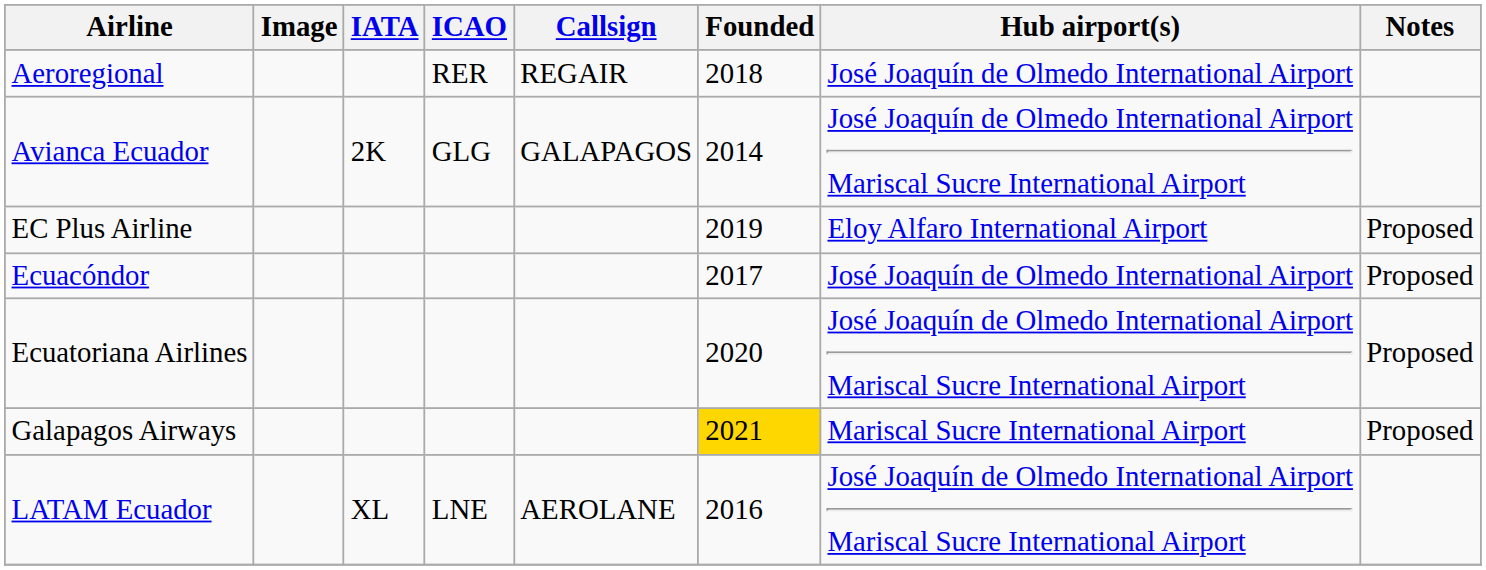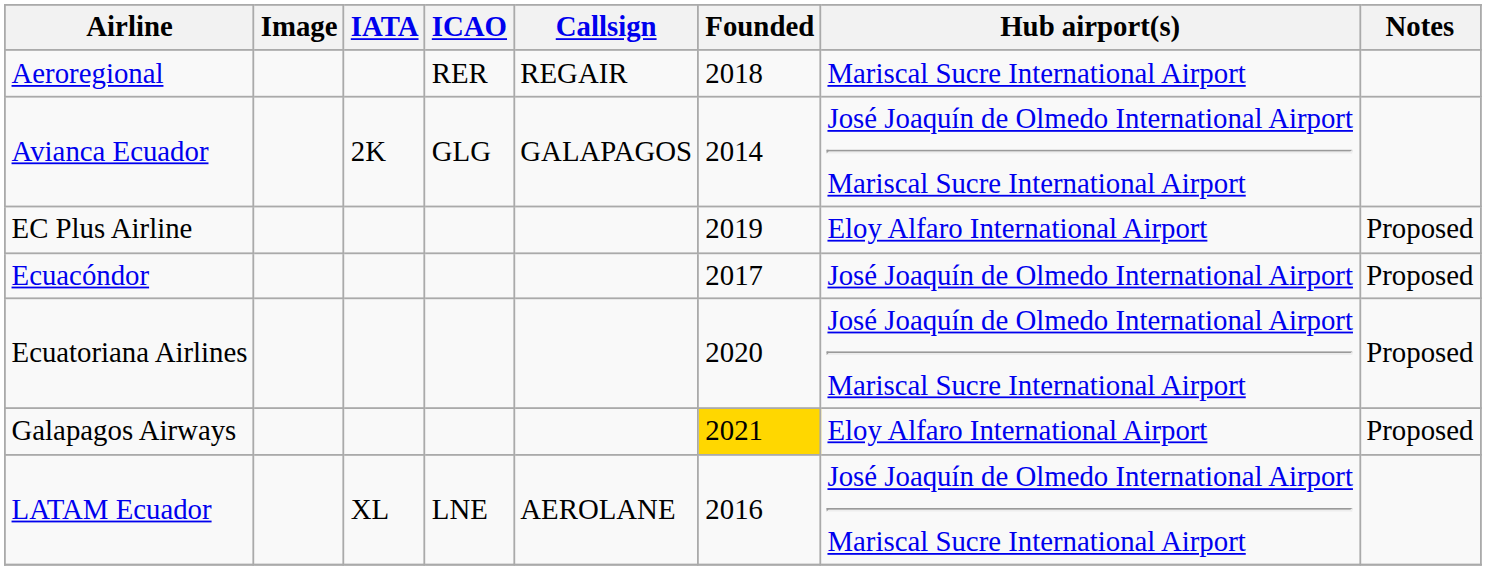(1090, 73) José Joaquín de Olmedo International Airport -> (1037, 73) Mariscal Sucre International Airport
(1037, 430) Mariscal Sucre International Airport -> (1017, 430) Eloy Alfaro International Airport
